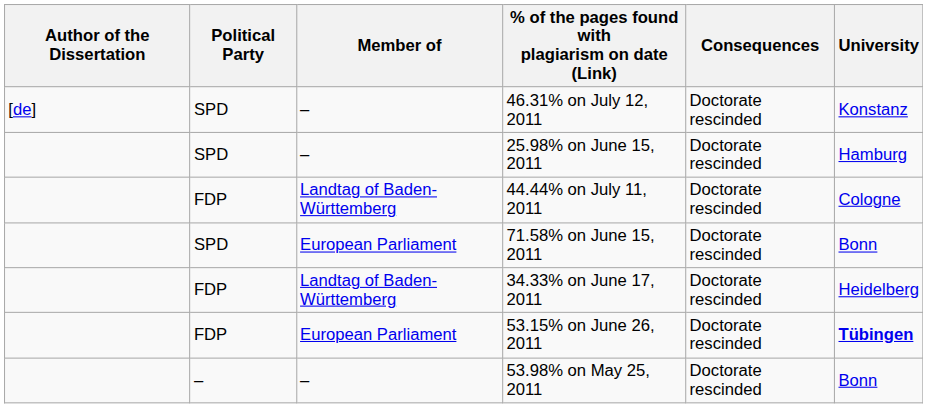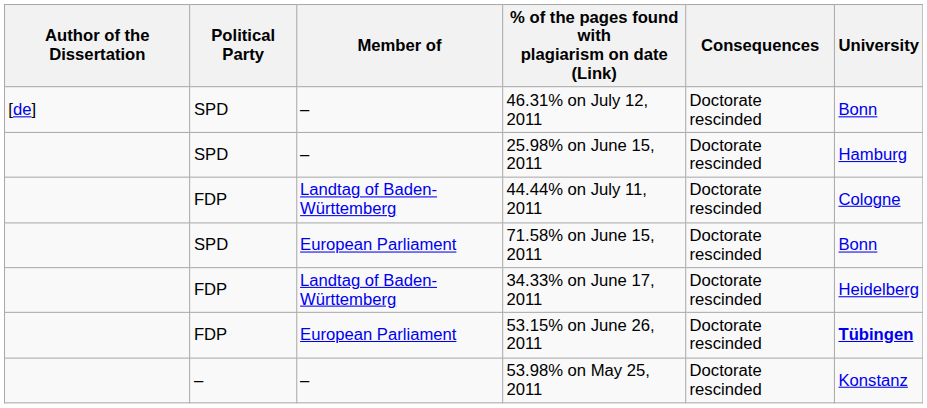(873, 109) Konstanz -> (858, 109) Bonn
(858, 380) Bonn -> (873, 380) Konstanz
